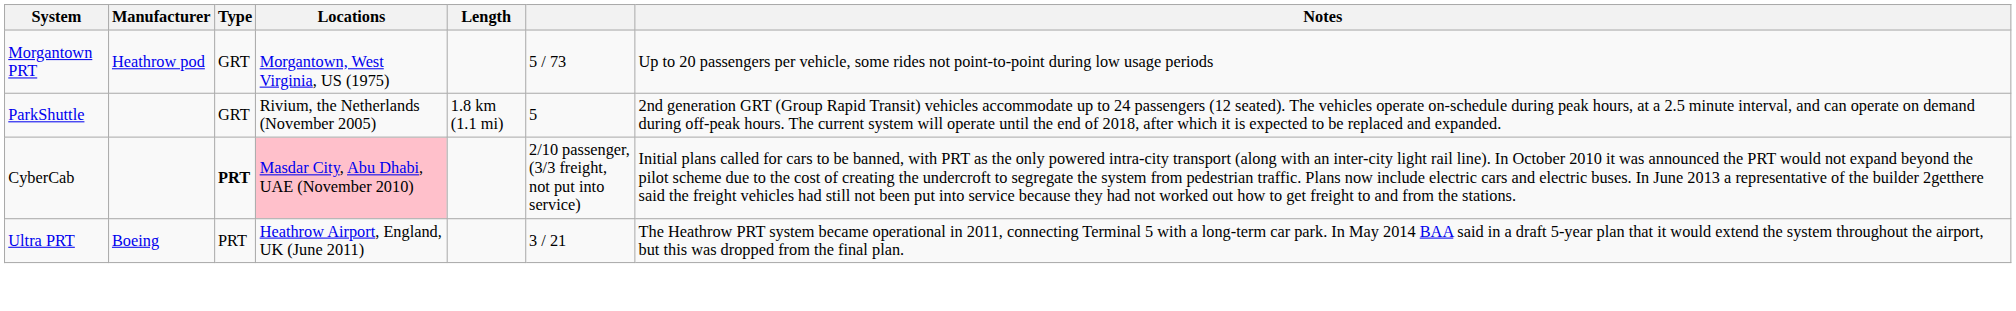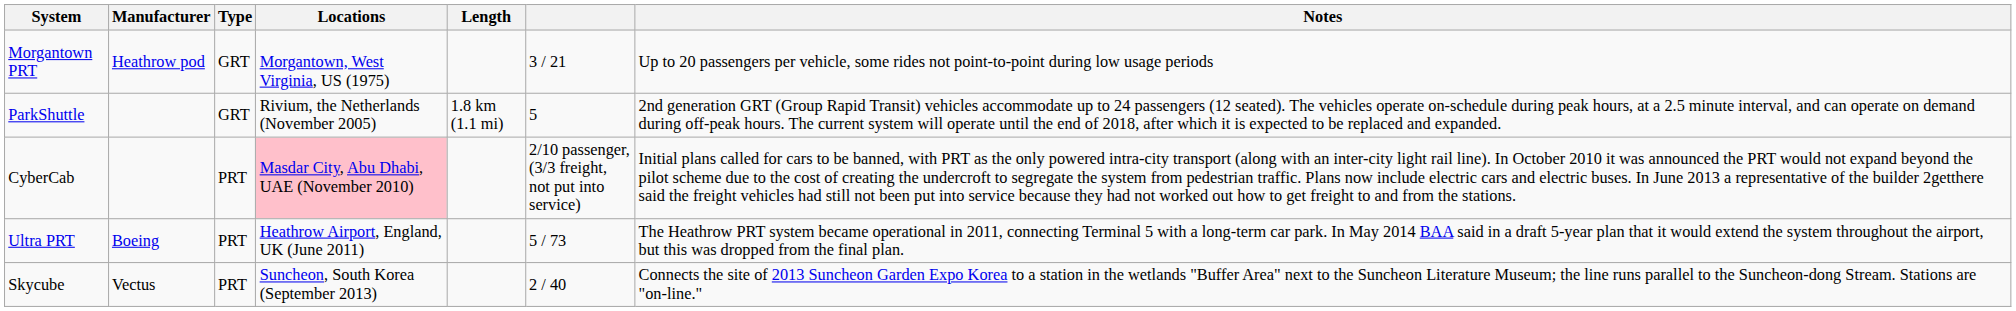(548, 61) 5 / 73 -> (548, 61) 3 / 21
(234, 177) bold -> (232, 177) normal
(548, 240) 3 / 21 -> (548, 240) 5 / 73
+ row: (36, 284)
